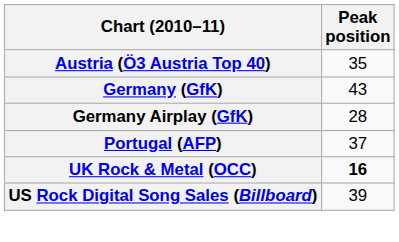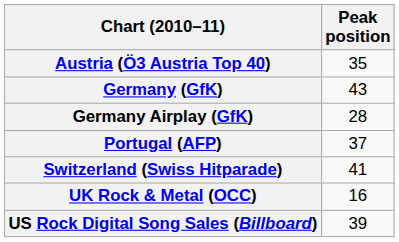+ row: (163, 169)
(358, 169) bold -> (358, 196) normal
